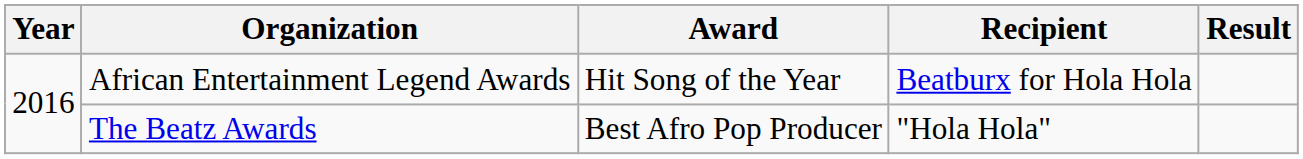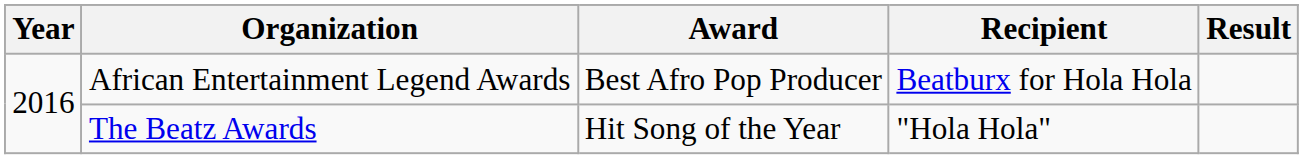(713, 78) Hit Song of the Year -> (733, 78) Best Afro Pop Producer
(733, 128) Best Afro Pop Producer -> (713, 128) Hit Song of the Year
